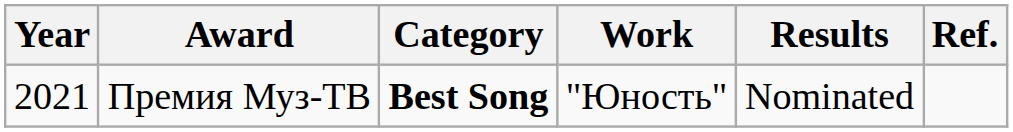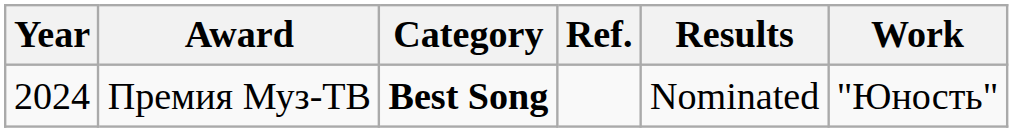columns swapped: (647, 34) <-> (965, 34)
(52, 95) 2021 -> (52, 95) 2024
